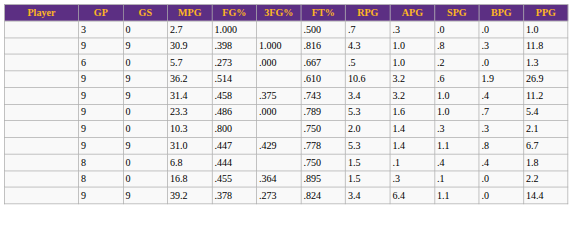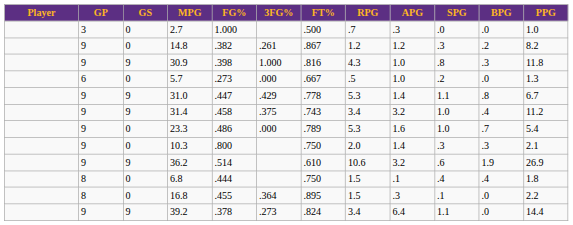+ row: (179, 46)
rows swapped: (179, 146) <-> (179, 79)
